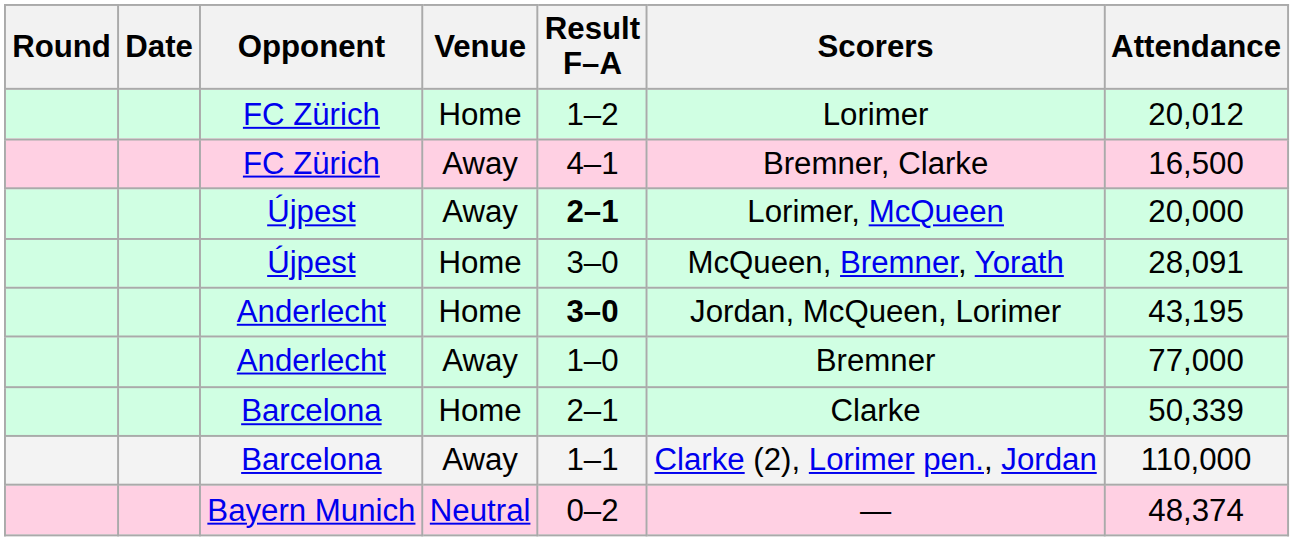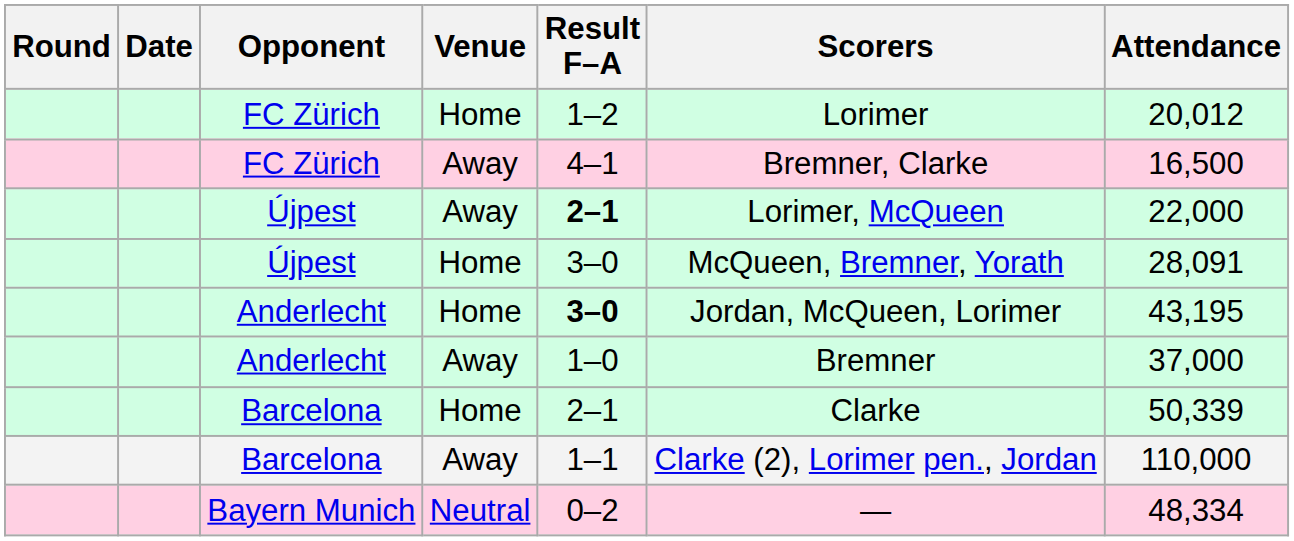(1196, 212) 20,000 -> (1196, 212) 22,000
(1196, 361) 77,000 -> (1196, 361) 37,000
(1196, 509) 48,374 -> (1196, 509) 48,334
